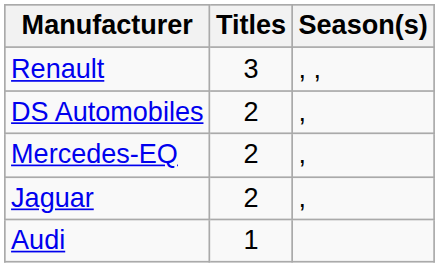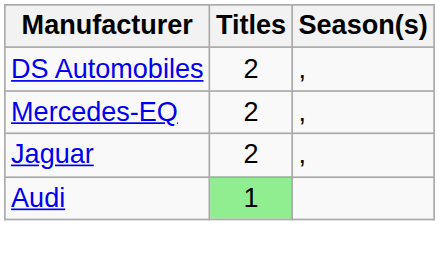- row: (58, 68)
(251, 240) no background -> (251, 197) lightgreen background
